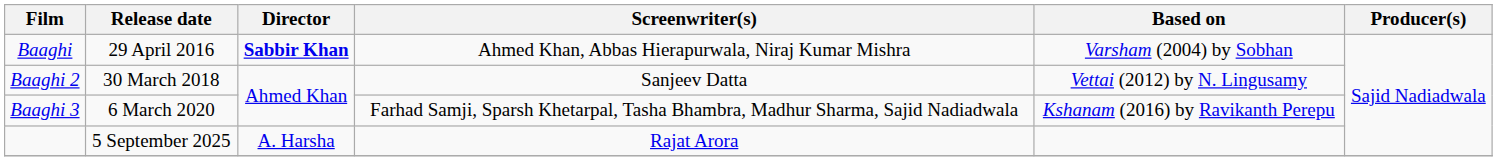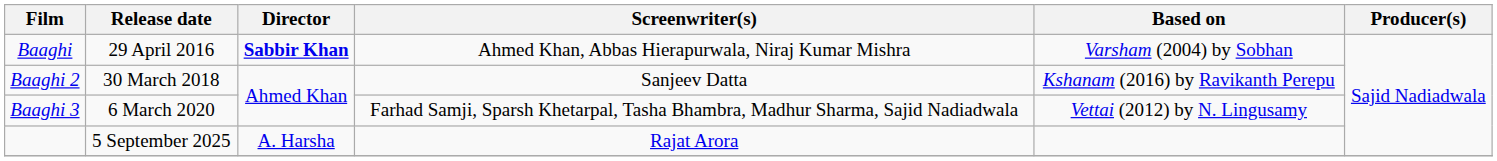(1189, 79) Vettai (2012) by N. Lingusamy -> (1189, 79) Kshanam (2016) by Ravikanth Perepu
(1189, 110) Kshanam (2016) by Ravikanth Perepu -> (1189, 110) Vettai (2012) by N. Lingusamy
